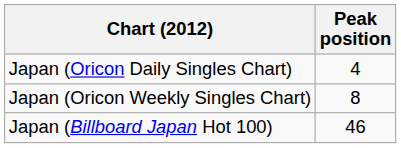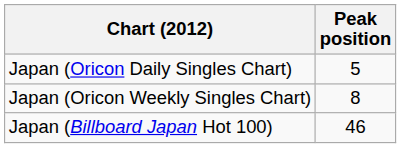(355, 68) 4 -> (355, 68) 5
